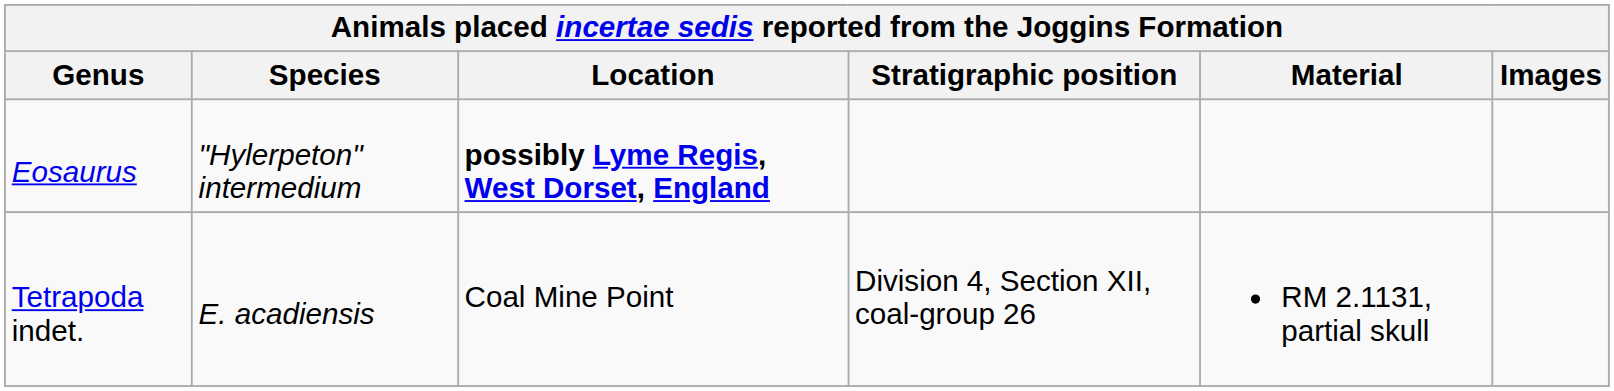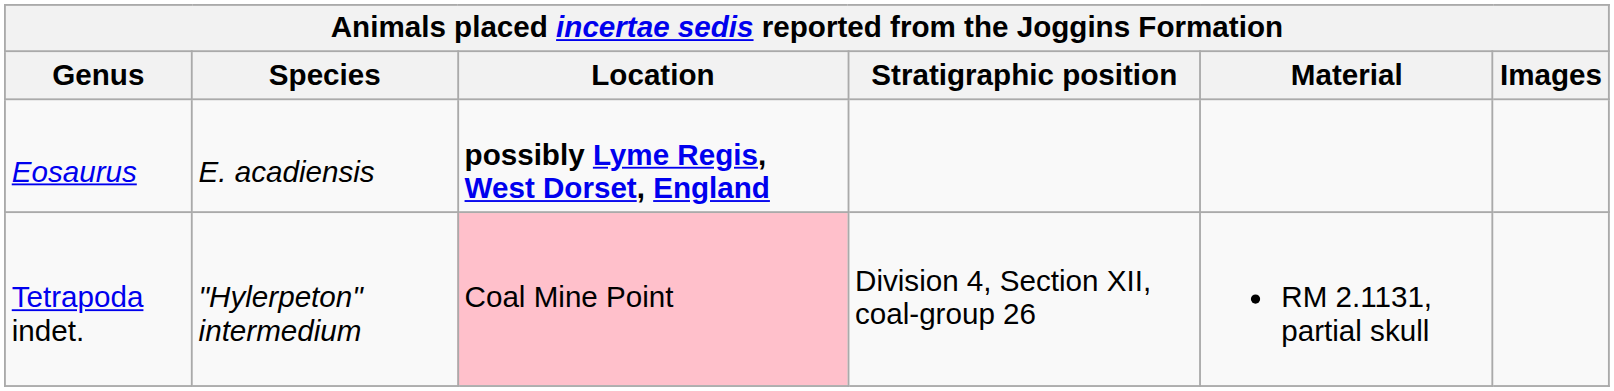(281, 171) "Hylerpeton" intermedium -> (287, 171) E. acadiensis
(287, 314) E. acadiensis -> (281, 314) "Hylerpeton" intermedium
(569, 298) no background -> (569, 298) pink background
